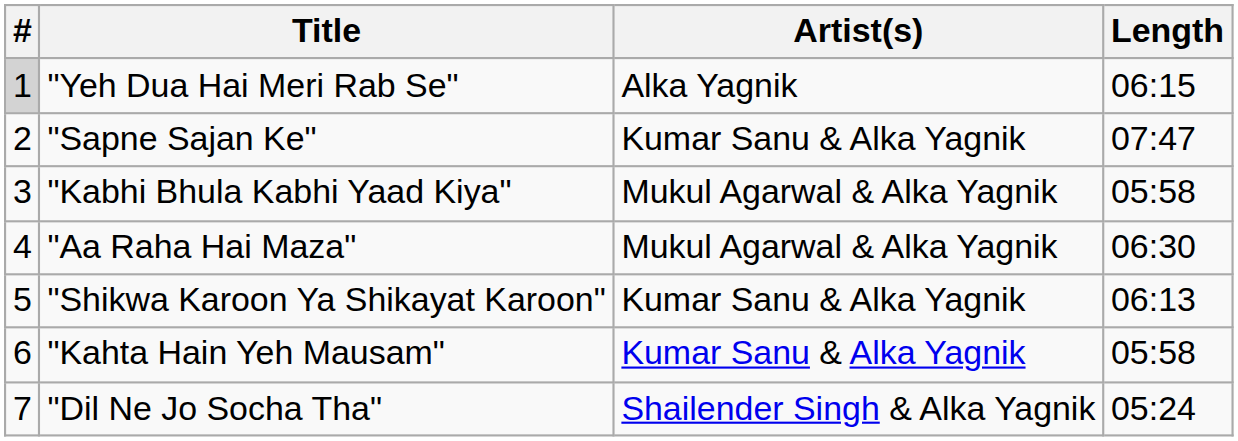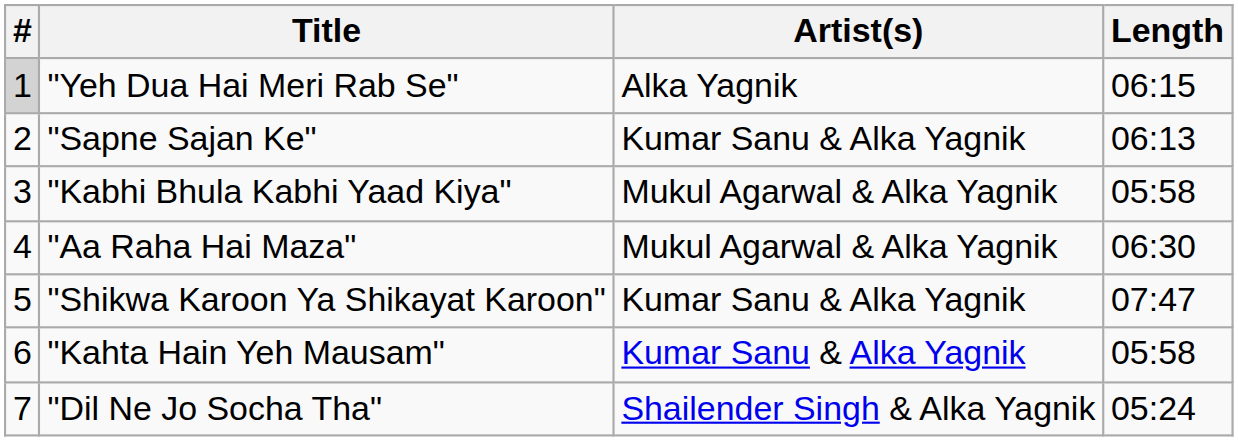(1153, 138) 07:47 -> (1153, 138) 06:13
(1153, 300) 06:13 -> (1153, 300) 07:47
